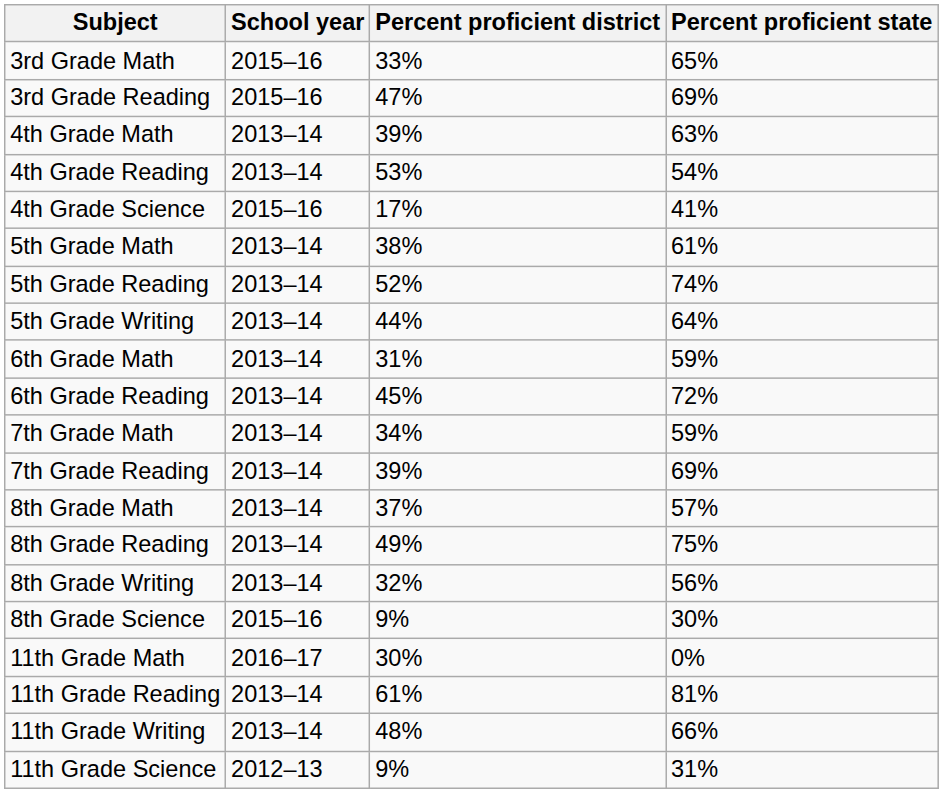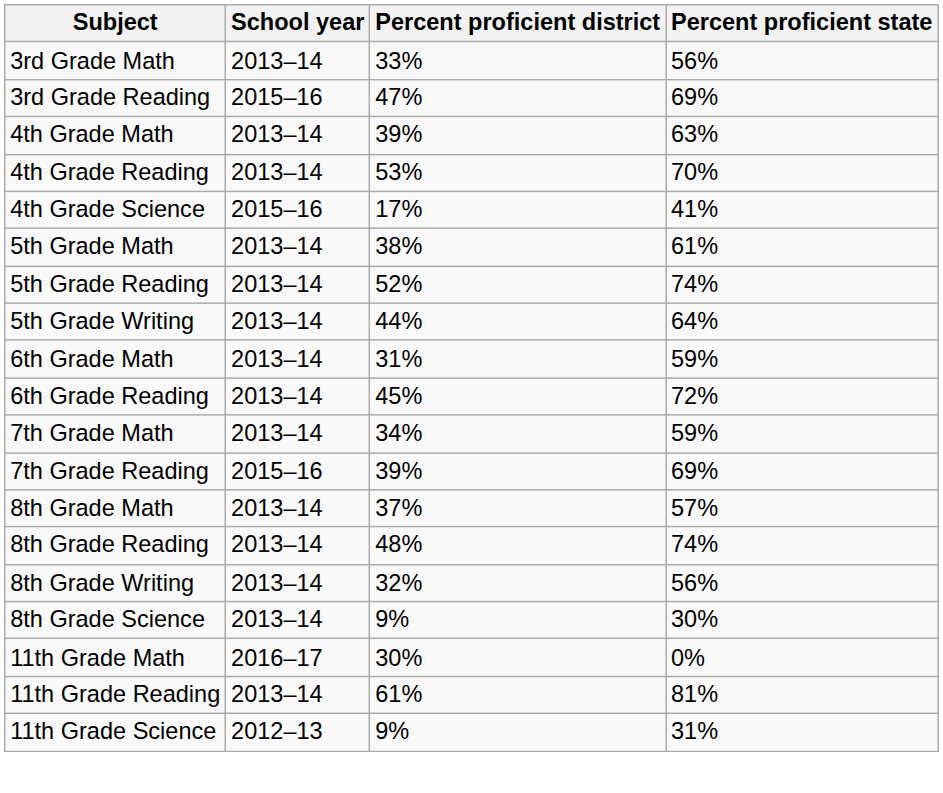(277, 60) 2015–16 -> (277, 60) 2013–14
(695, 60) 65% -> (695, 60) 56%
(695, 172) 54% -> (695, 172) 70%
(277, 470) 2013–14 -> (277, 470) 2015–16
(399, 545) 49% -> (399, 545) 48%
(695, 545) 75% -> (695, 545) 74%
(277, 619) 2015–16 -> (277, 619) 2013–14
- row: (108, 731)
